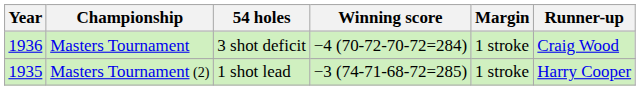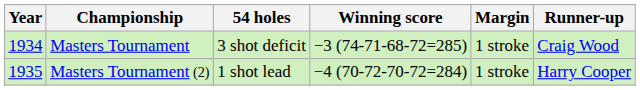(25, 44) 1936 -> (25, 44) 1934
(390, 44) −4 (70-72-70-72=284) -> (390, 44) −3 (74-71-68-72=285)
(390, 71) −3 (74-71-68-72=285) -> (390, 71) −4 (70-72-70-72=284)
